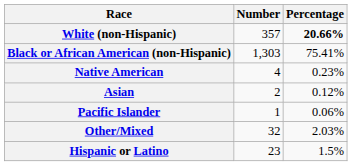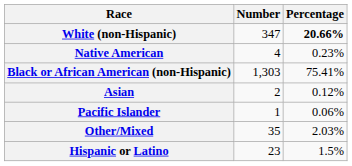(271, 33) 357 -> (271, 33) 347
rows swapped: (119, 53) <-> (119, 72)
(274, 131) 32 -> (274, 131) 35
